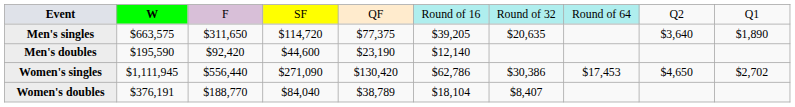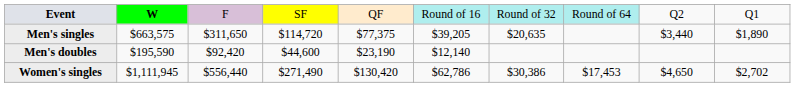(677, 34) $3,640 -> (677, 34) $3,440
(301, 73) $271,090 -> (301, 73) $271,490
- row: (60, 92)
